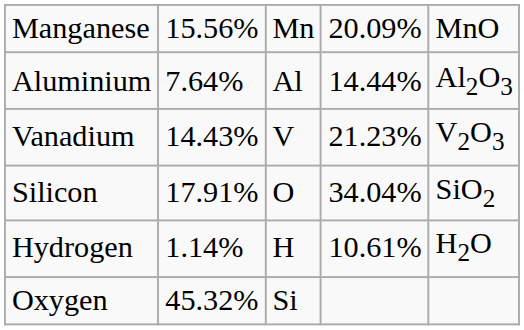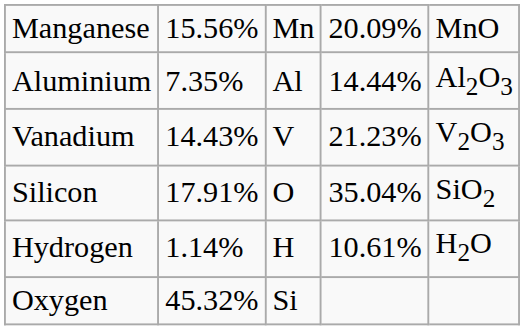(204, 80) 7.64% -> (204, 80) 7.35%
(375, 192) 34.04% -> (375, 192) 35.04%
